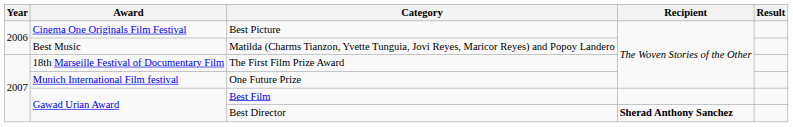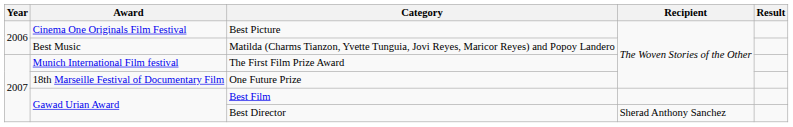(129, 63) 18th Marseille Festival of Documentary Film -> (106, 63) Munich International Film festival
(106, 79) Munich International Film festival -> (129, 79) 18th Marseille Festival of Documentary Film
(676, 113) bold -> (673, 113) normal
